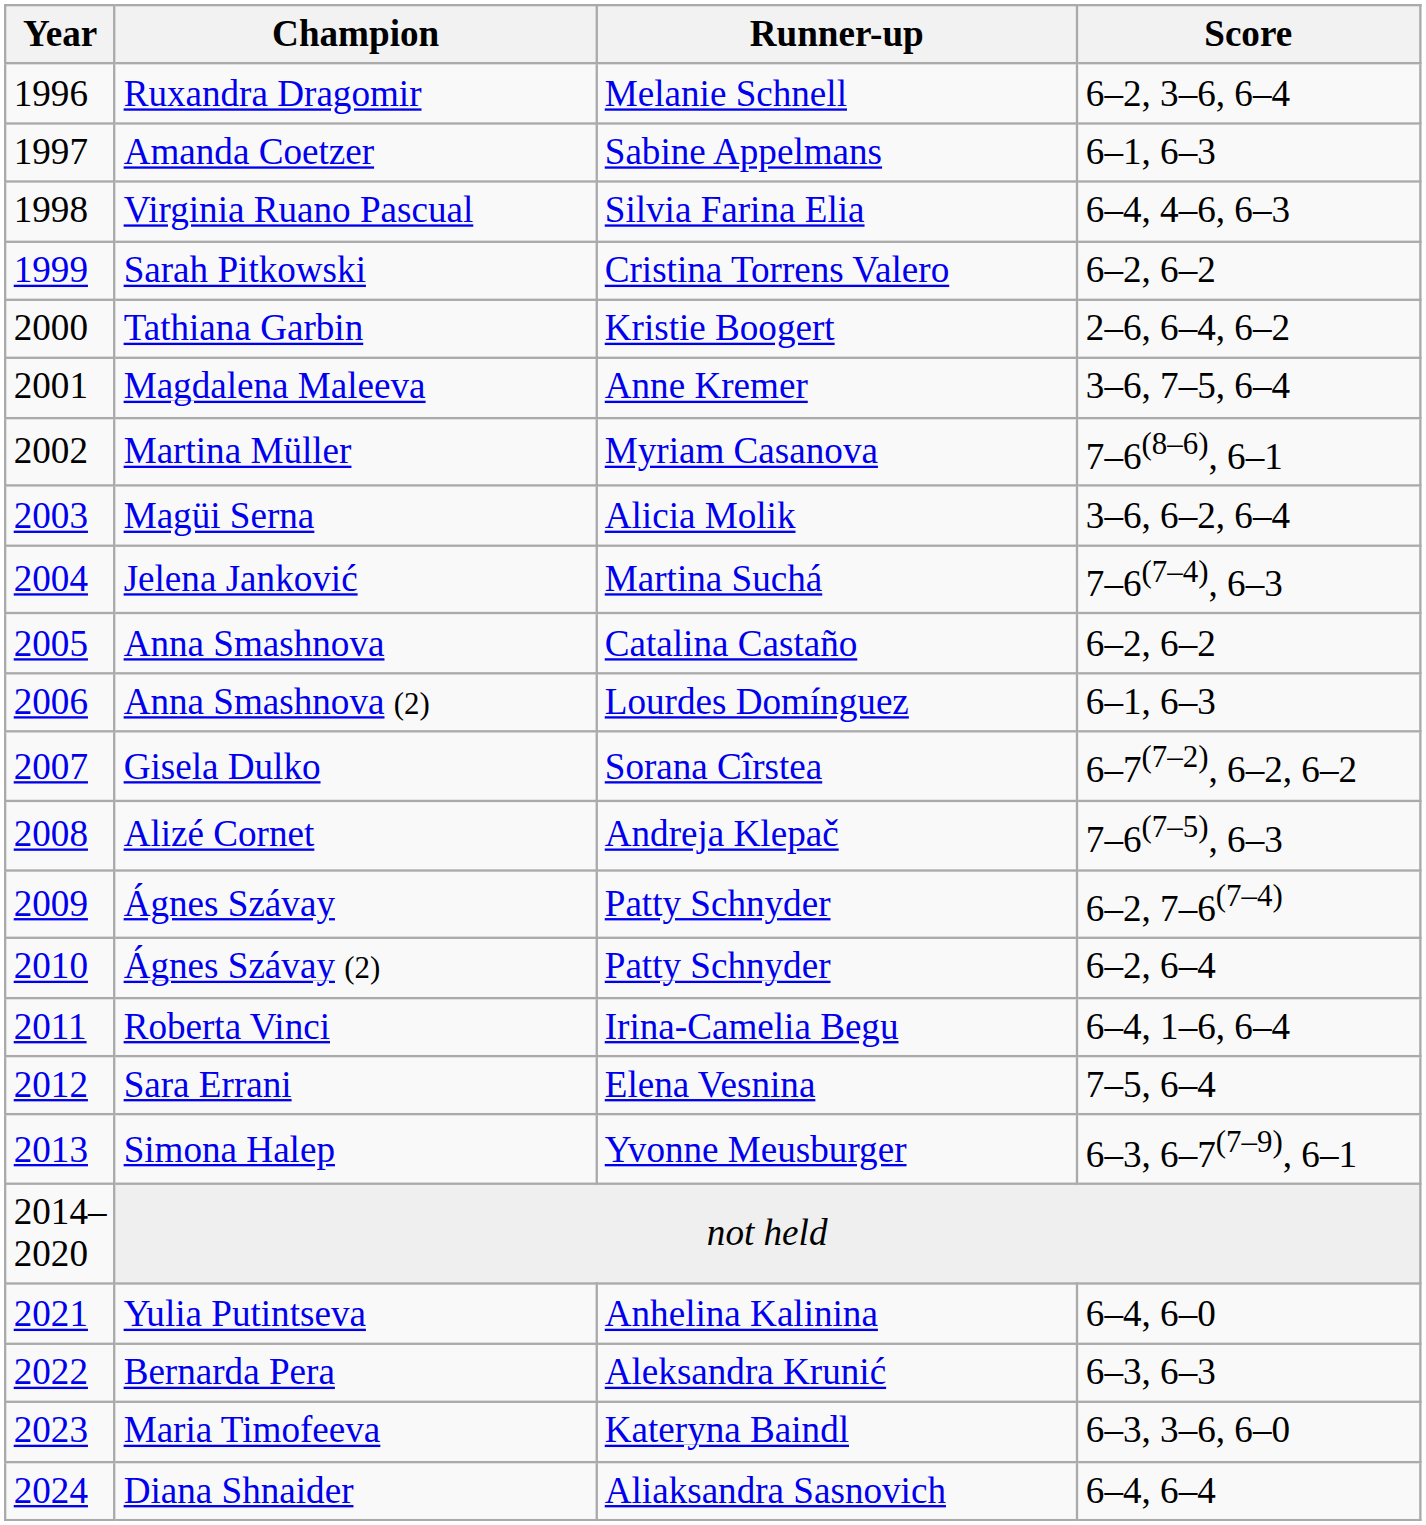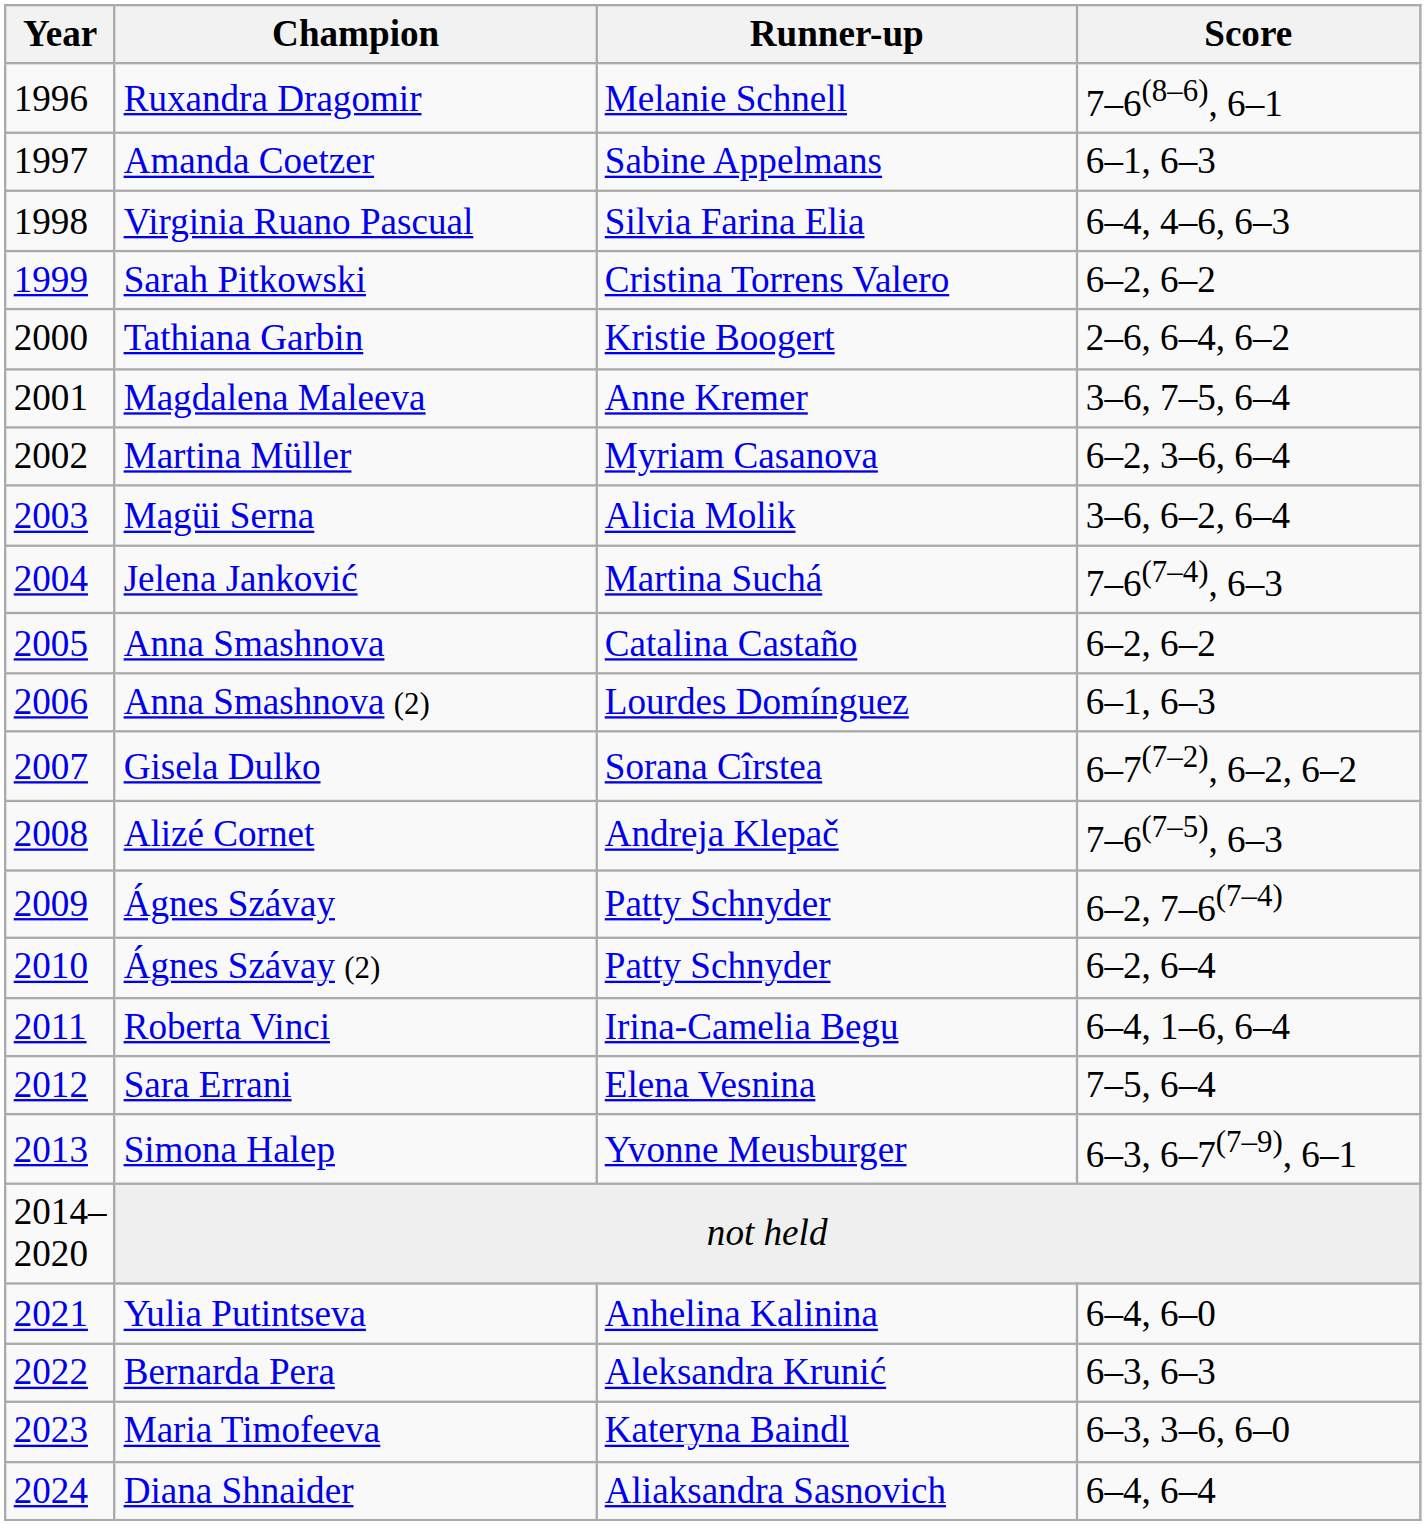(1188, 92) 6–2, 3–6, 6–4 -> (1184, 97) 7–6(8–6), 6–1
(1184, 451) 7–6(8–6), 6–1 -> (1188, 456) 6–2, 3–6, 6–4
